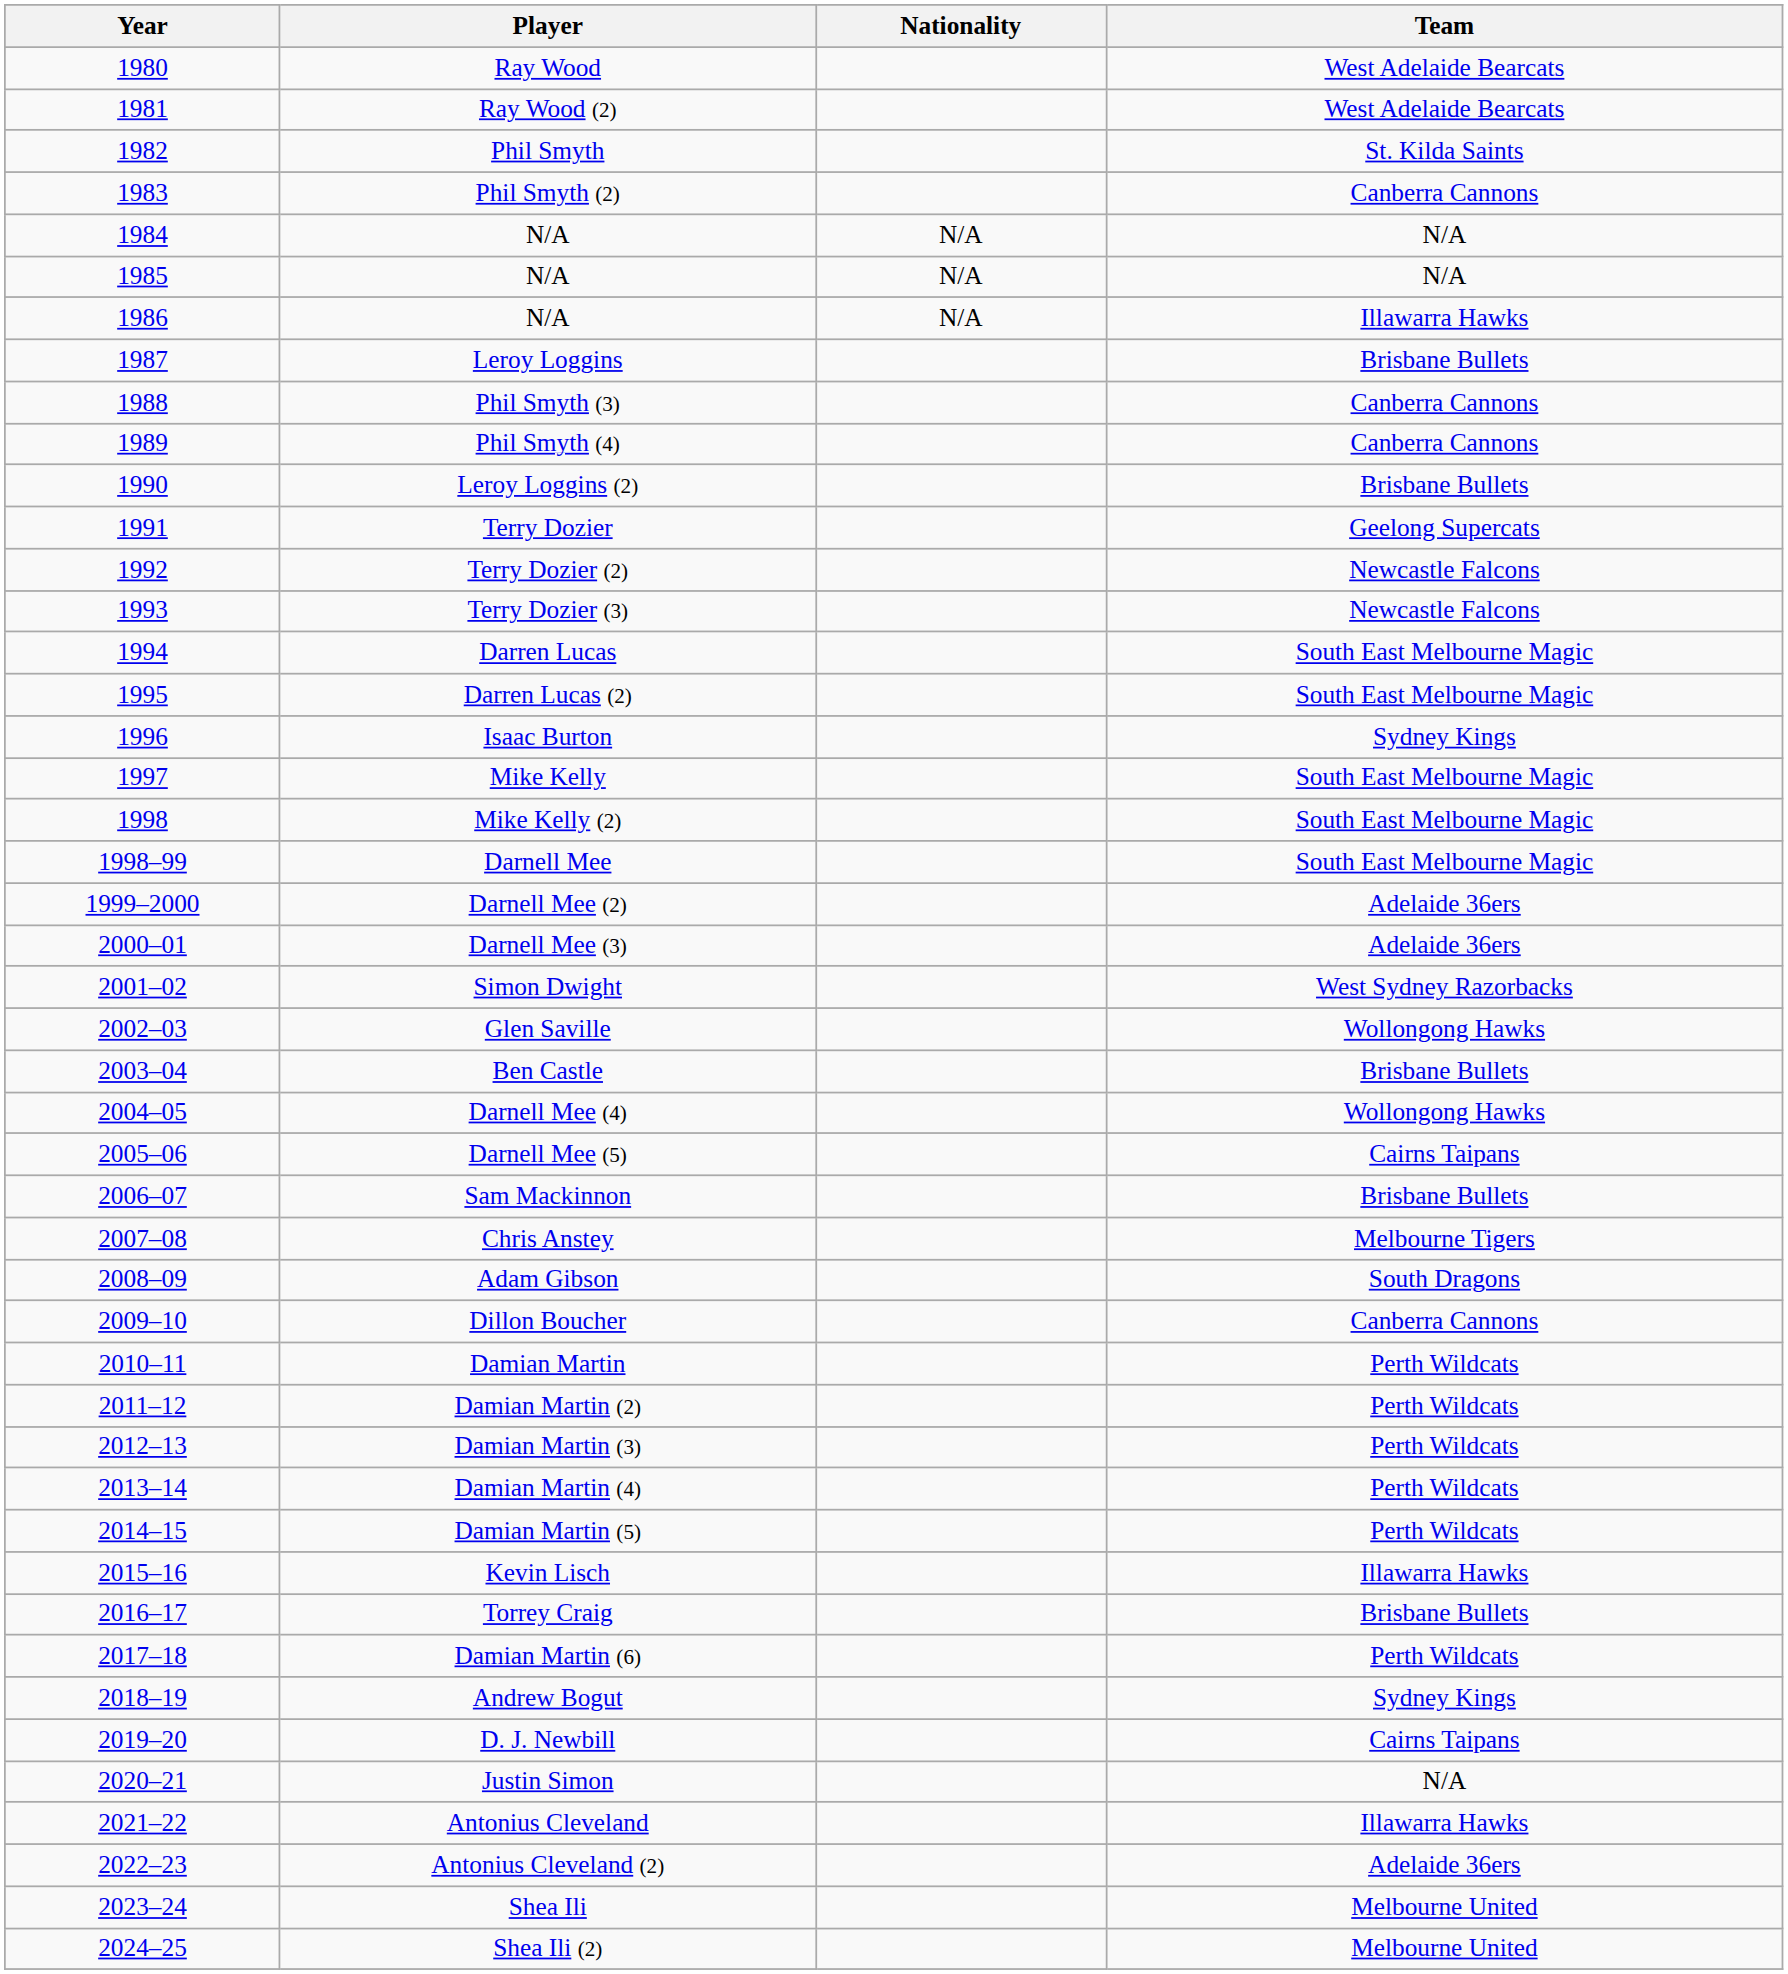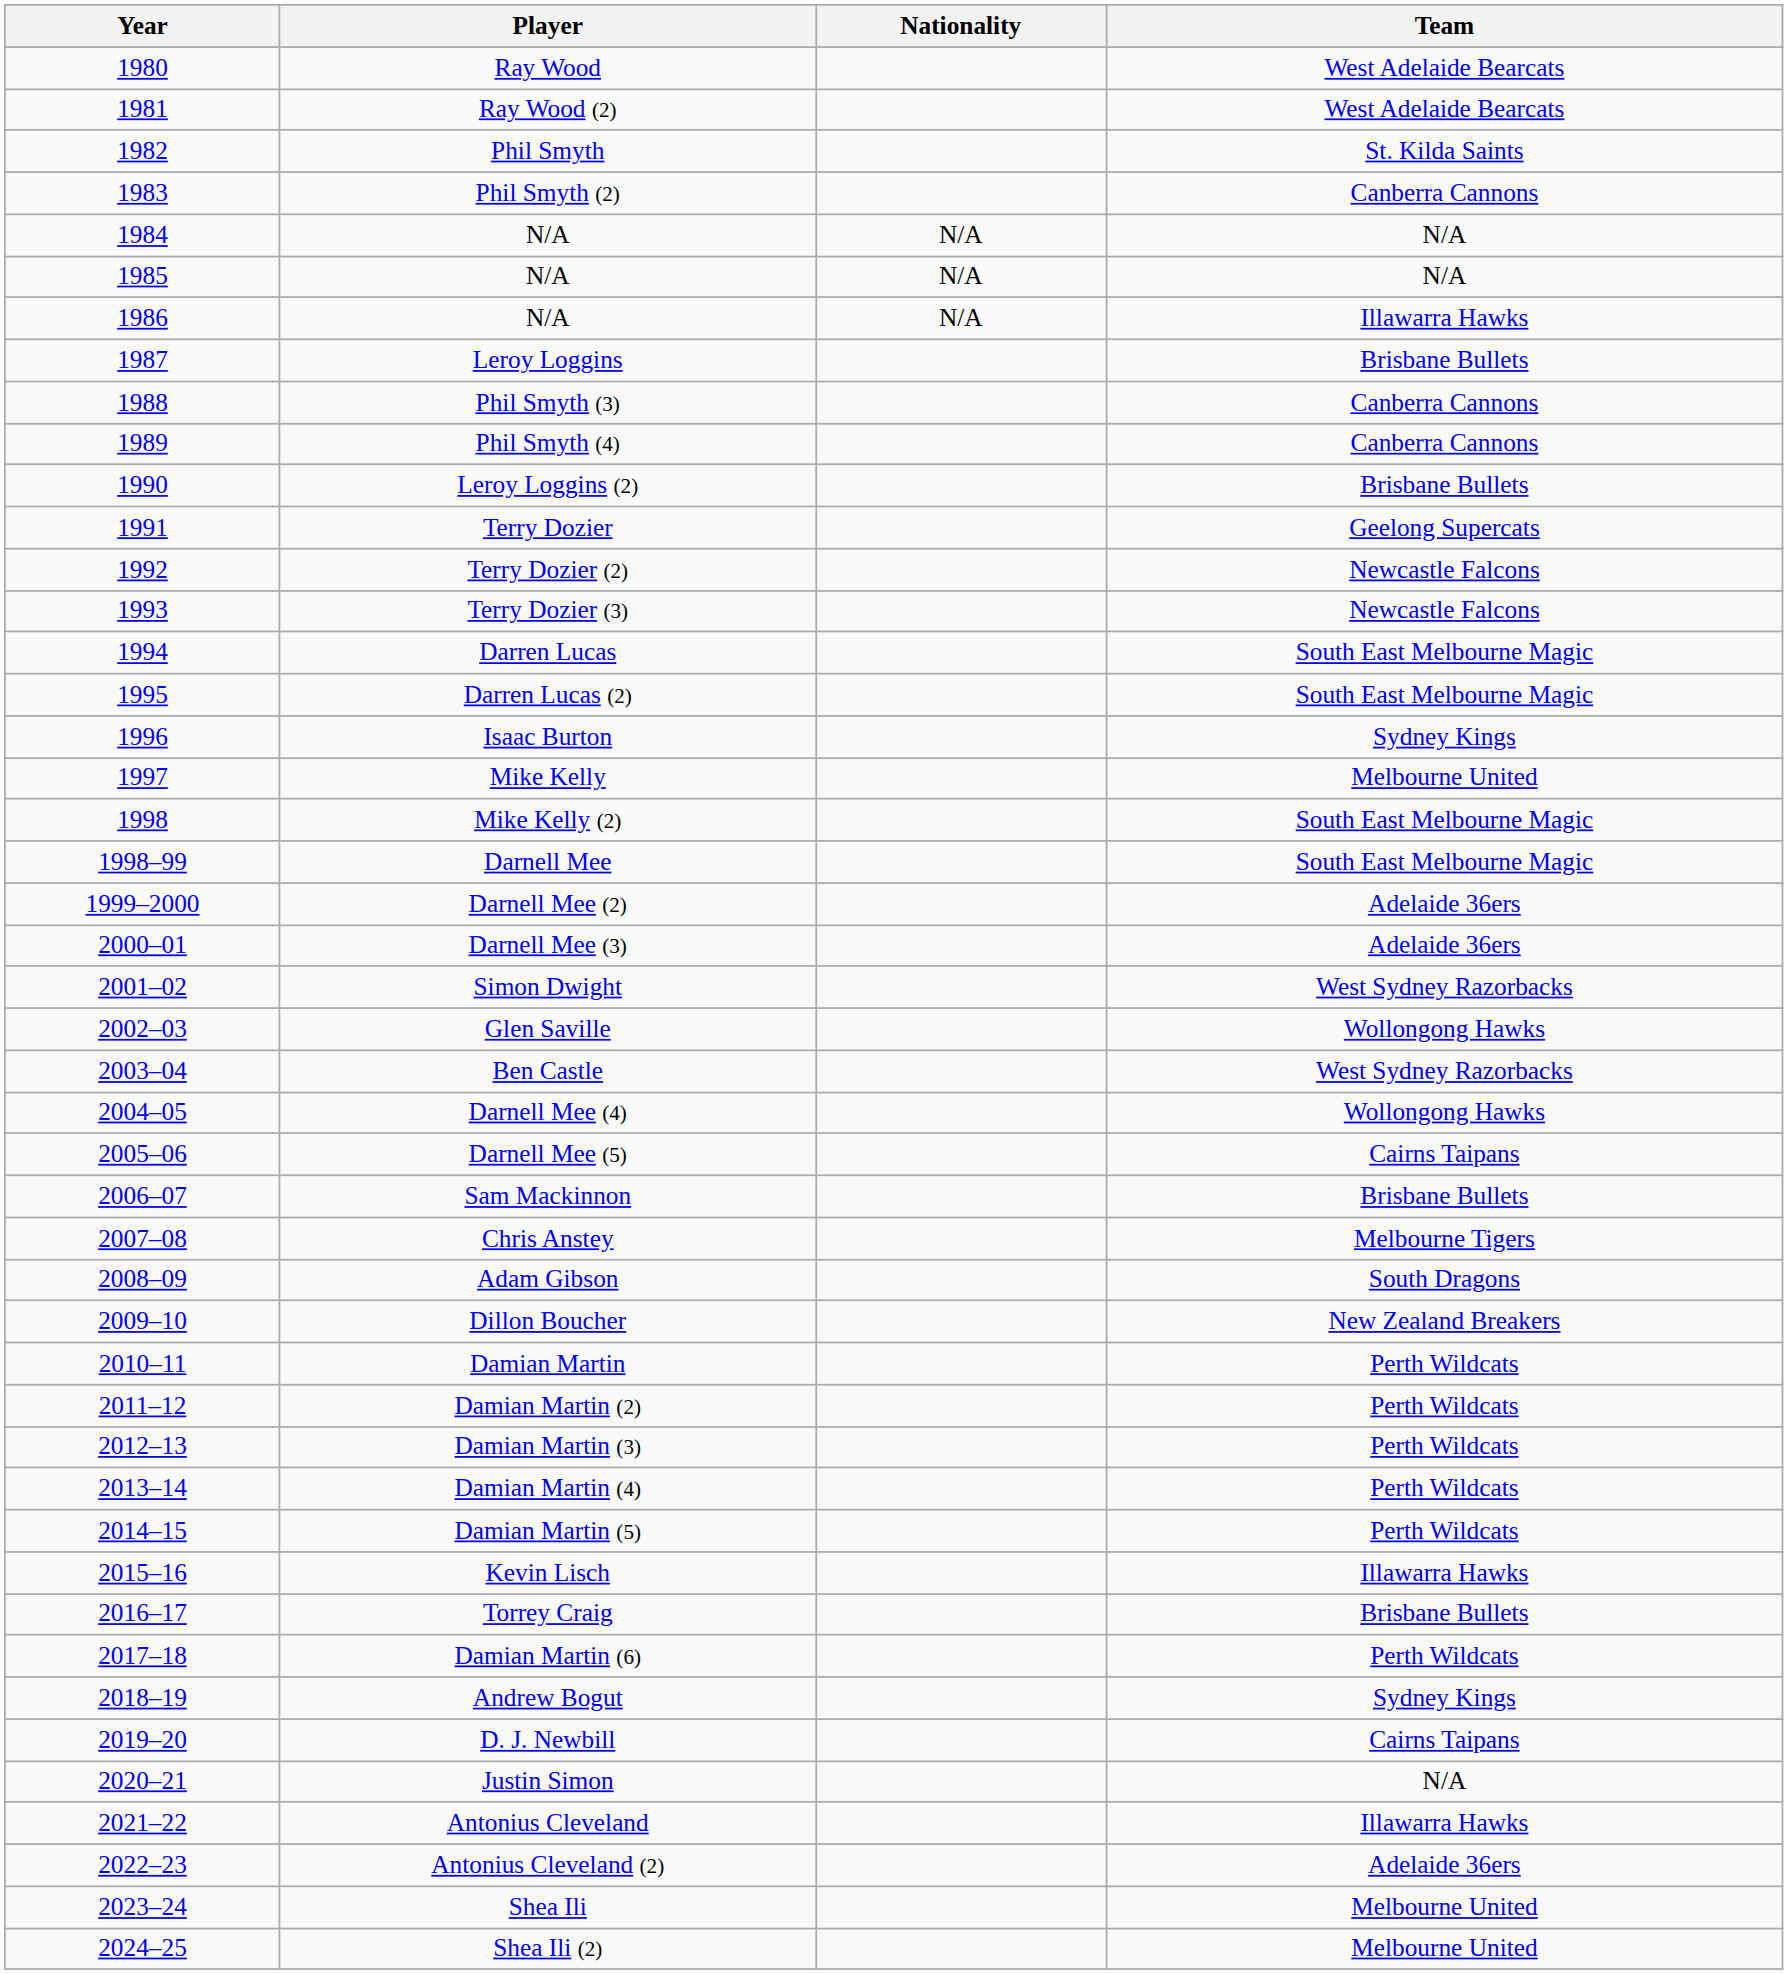(1444, 778) South East Melbourne Magic -> (1444, 778) Melbourne United
(1444, 1070) Brisbane Bullets -> (1444, 1070) West Sydney Razorbacks
(1444, 1321) Canberra Cannons -> (1444, 1321) New Zealand Breakers
